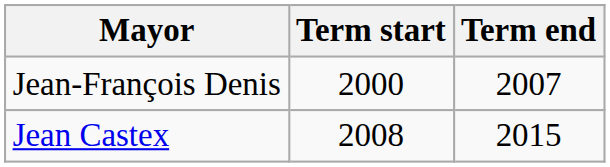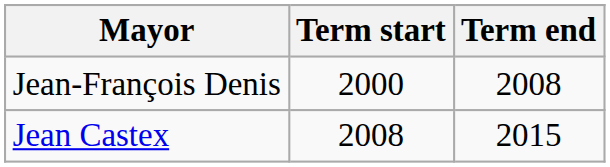(529, 82) 2007 -> (529, 82) 2008
